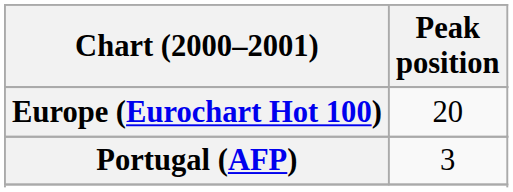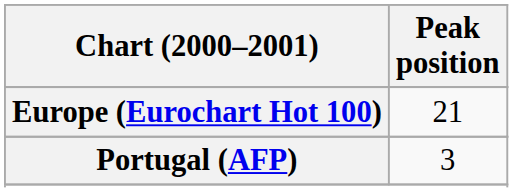(448, 111) 20 -> (448, 111) 21
